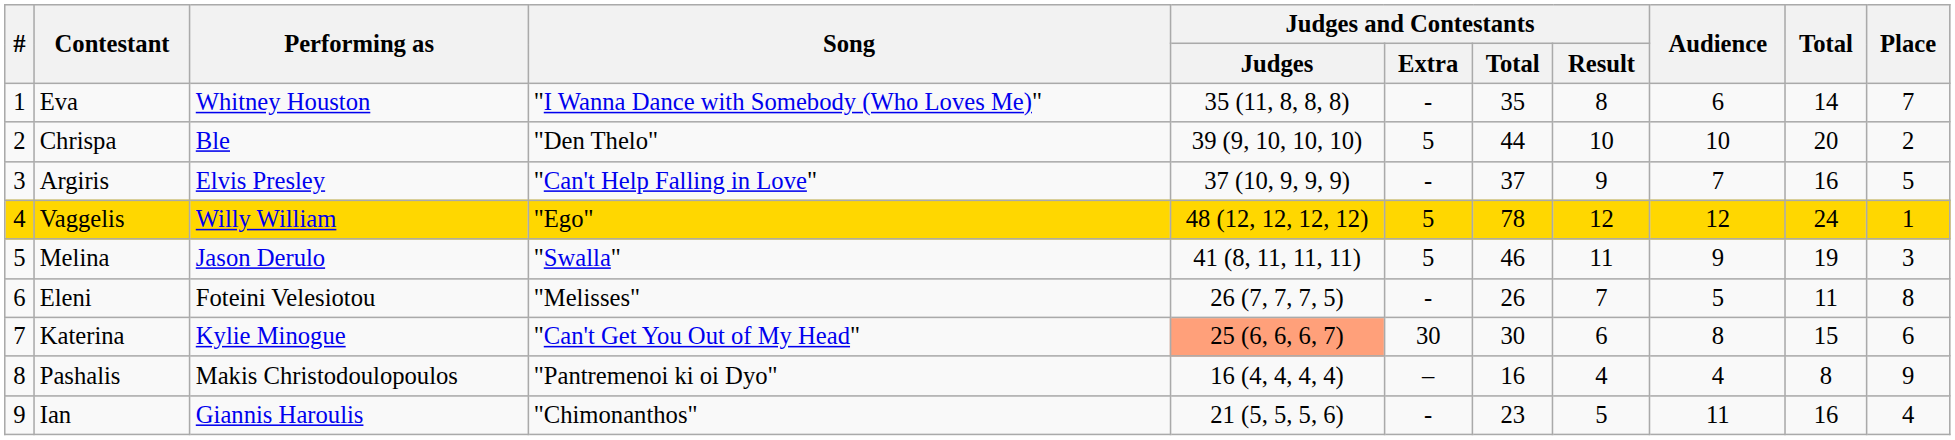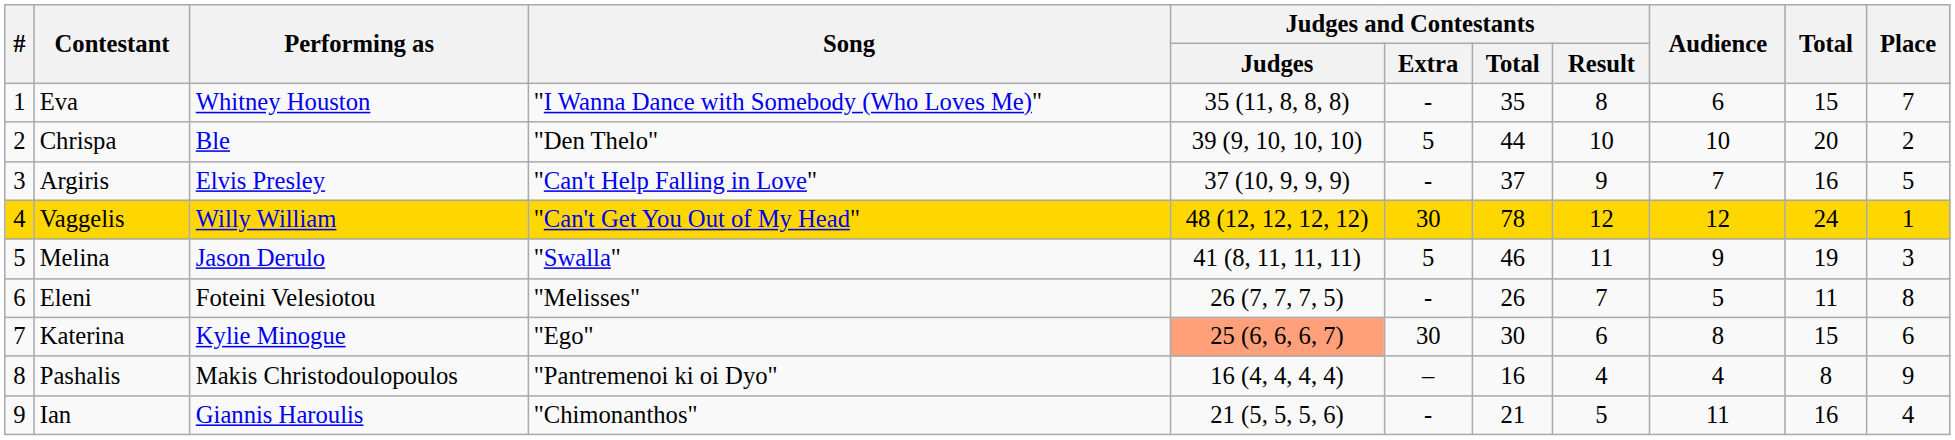(1826, 102) 14 -> (1826, 102) 15
(564, 219) "Ego" -> (697, 219) "Can't Get You Out of My Head"
(1428, 219) 5 -> (1428, 219) 30
(697, 336) "Can't Get You Out of My Head" -> (564, 336) "Ego"
(1513, 414) 23 -> (1513, 414) 21
